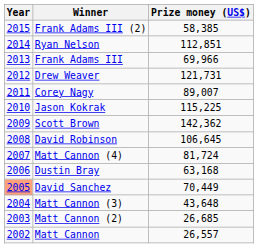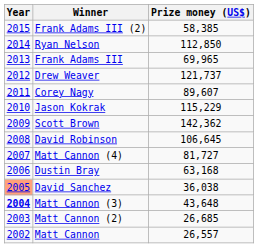(201, 44) 112,851 -> (201, 44) 112,850
(201, 60) 69,966 -> (201, 60) 69,965
(201, 76) 121,731 -> (201, 76) 121,737
(201, 92) 89,007 -> (201, 92) 89,607
(201, 108) 115,225 -> (201, 108) 115,229
(201, 155) 81,724 -> (201, 155) 81,727
(201, 187) 70,449 -> (201, 187) 36,038
(18, 203) normal -> (18, 203) bold
